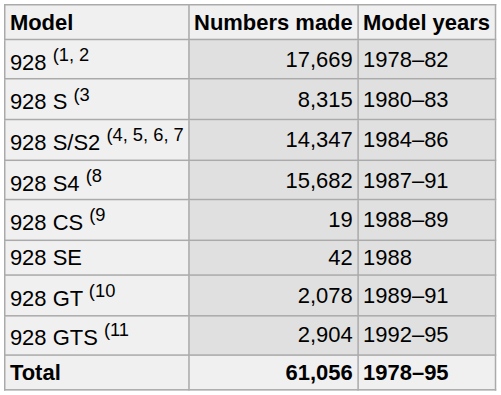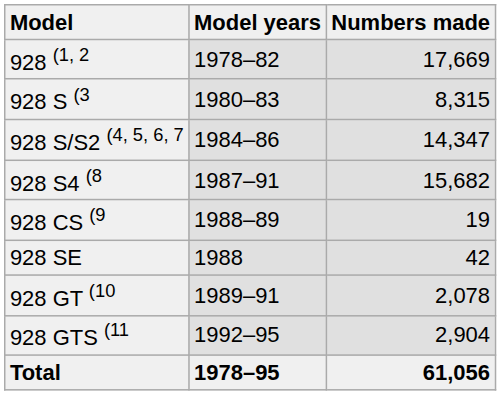columns swapped: (427, 22) <-> (273, 22)
